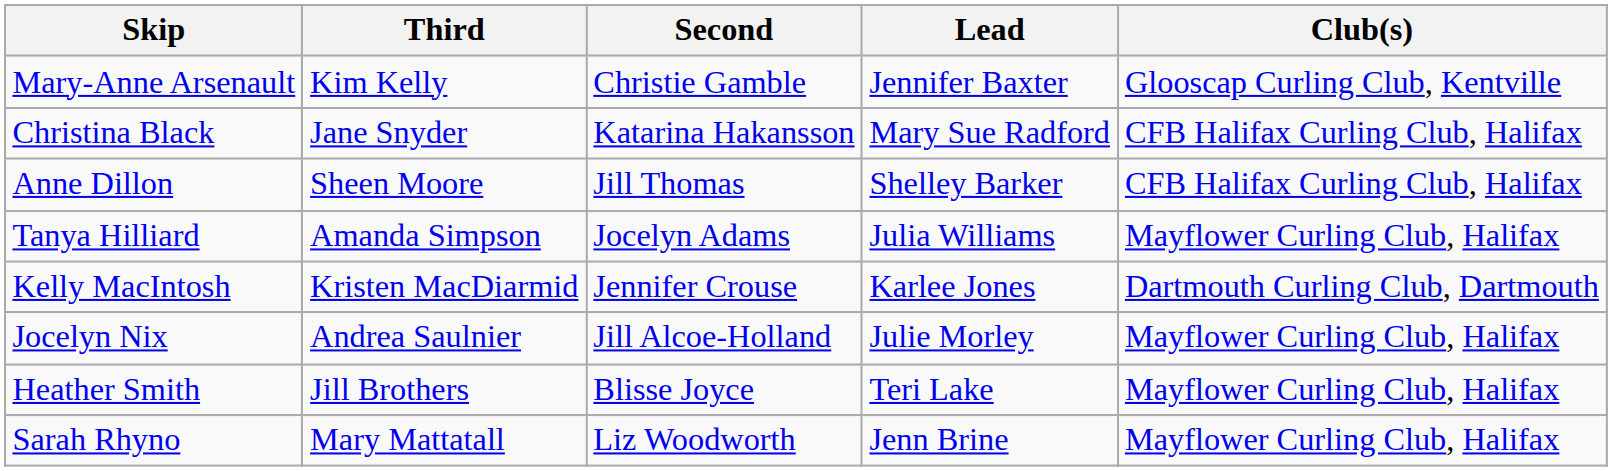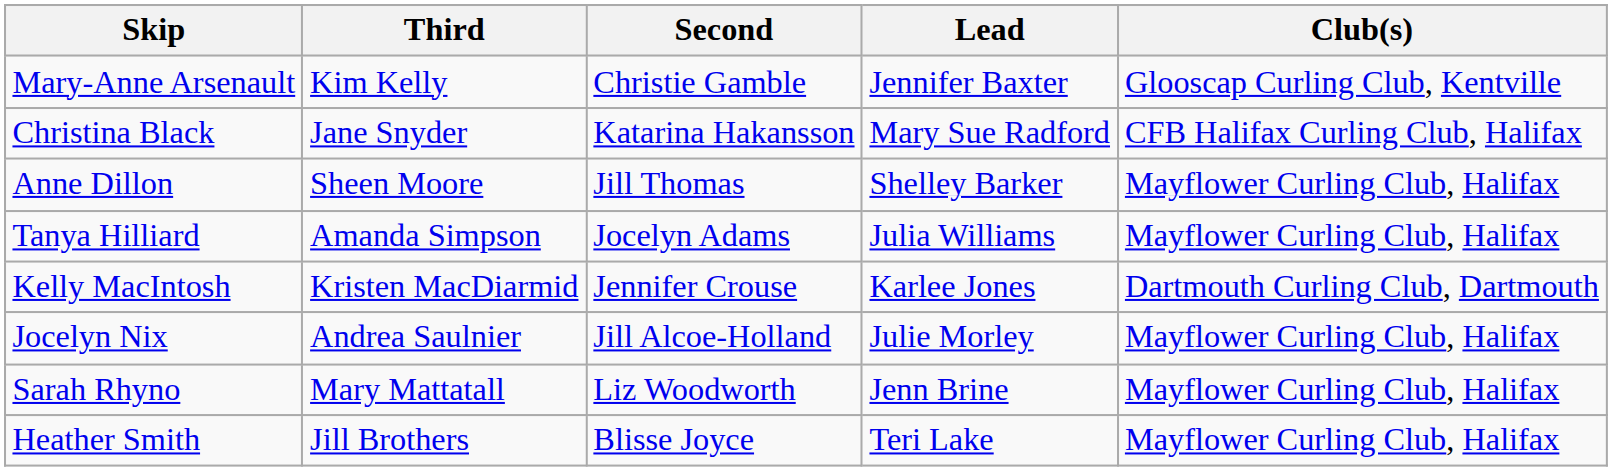(1353, 183) CFB Halifax Curling Club, Halifax -> (1342, 183) Mayflower Curling Club, Halifax
rows swapped: (96, 440) <-> (106, 388)
